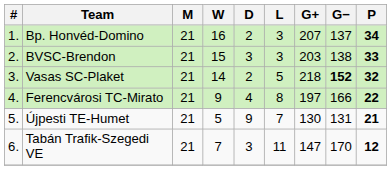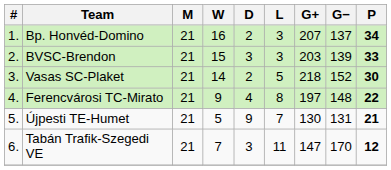(341, 56) 138 -> (341, 56) 139
(341, 77) bold -> (341, 77) normal
(372, 77) 32 -> (372, 77) 30
(341, 98) 166 -> (341, 98) 148
